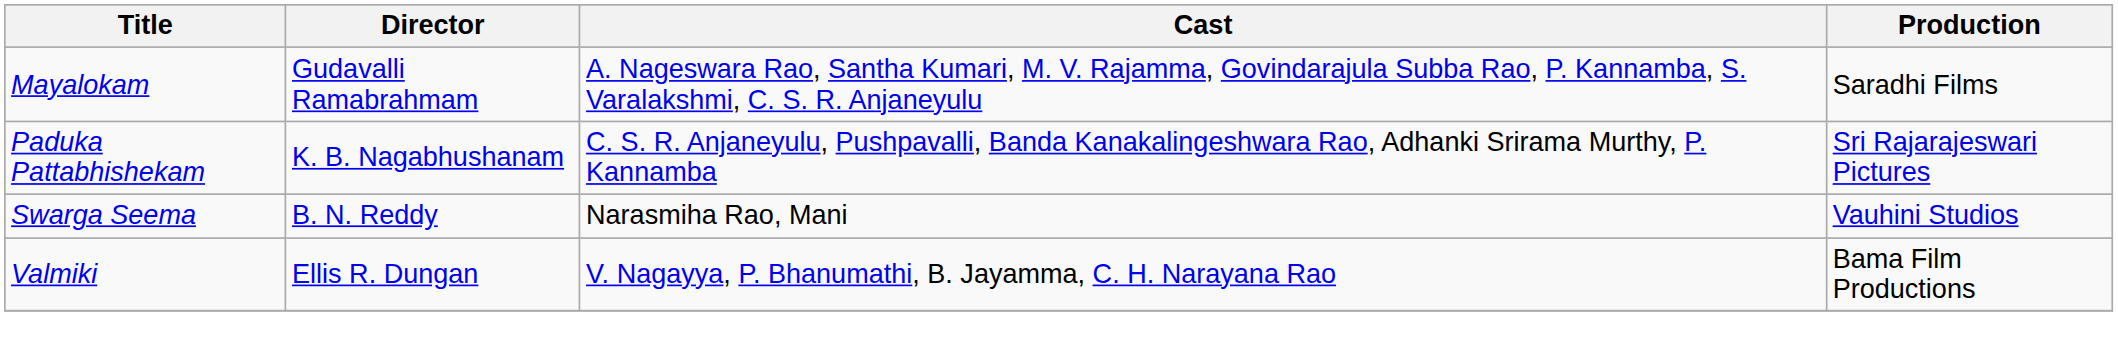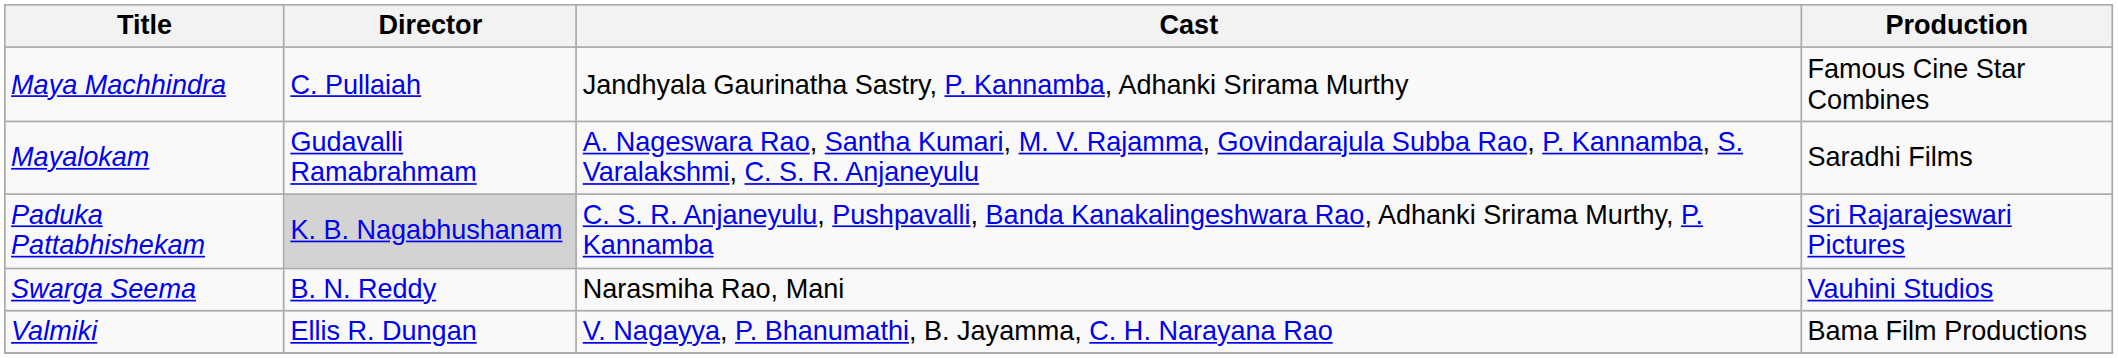+ row: (119, 84)
(428, 157) no background -> (426, 230) lightgrey background
